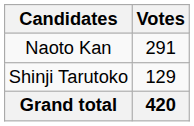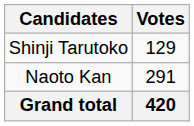rows swapped: (68, 47) <-> (68, 76)
